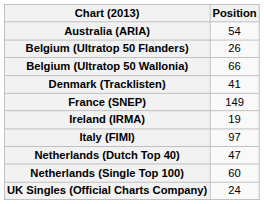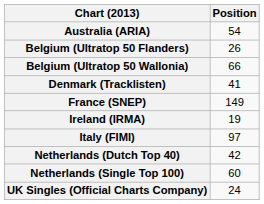(235, 155) 47 -> (235, 155) 42
